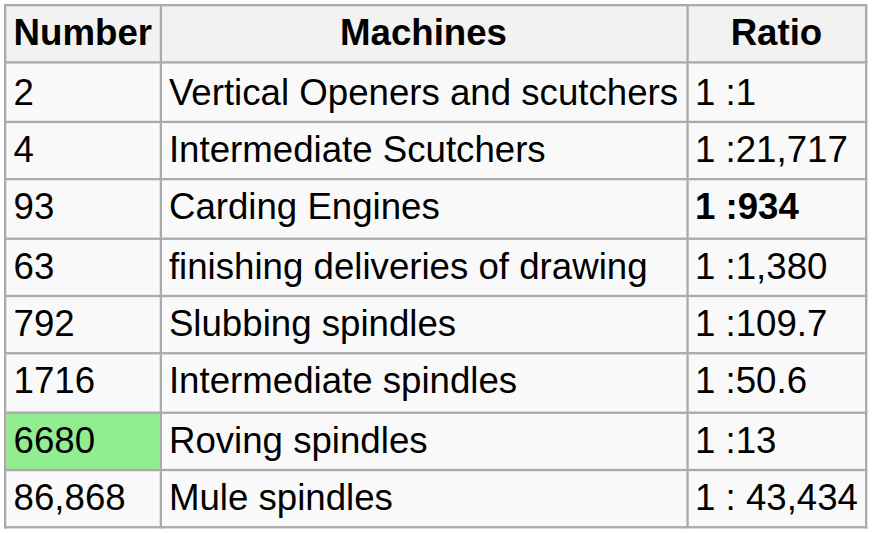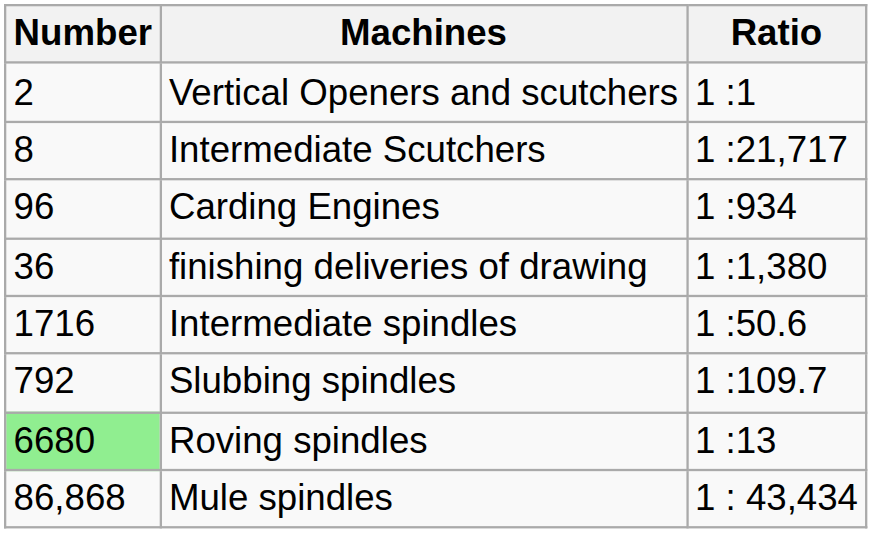(24, 149) 4 -> (24, 149) 8
(34, 207) 93 -> (34, 207) 96
(747, 207) bold -> (746, 207) normal
(34, 265) 63 -> (34, 265) 36
rows swapped: (313, 324) <-> (343, 382)
